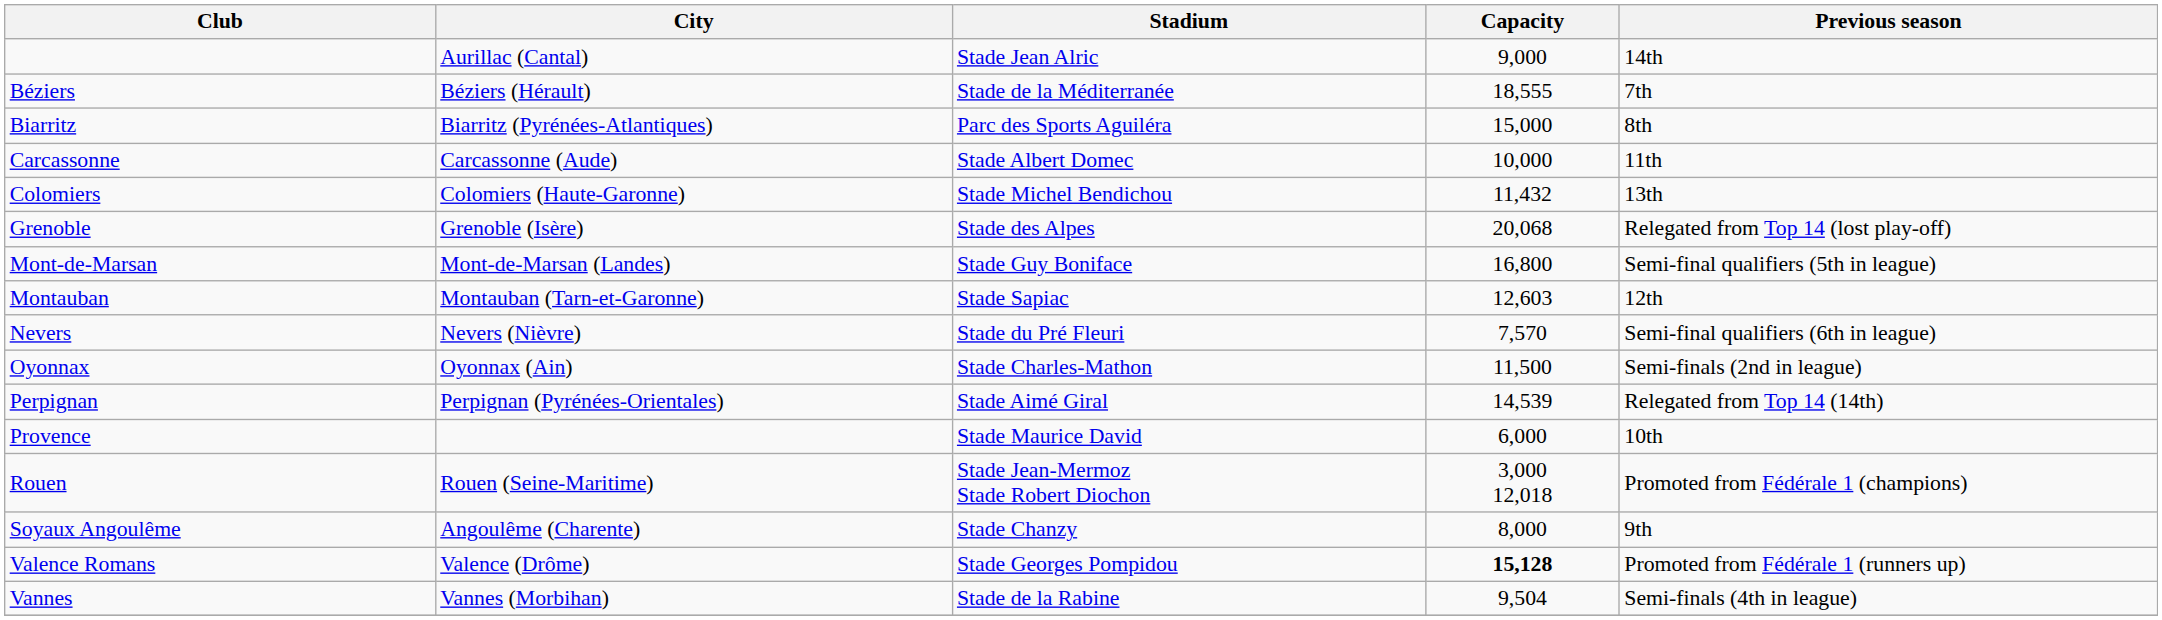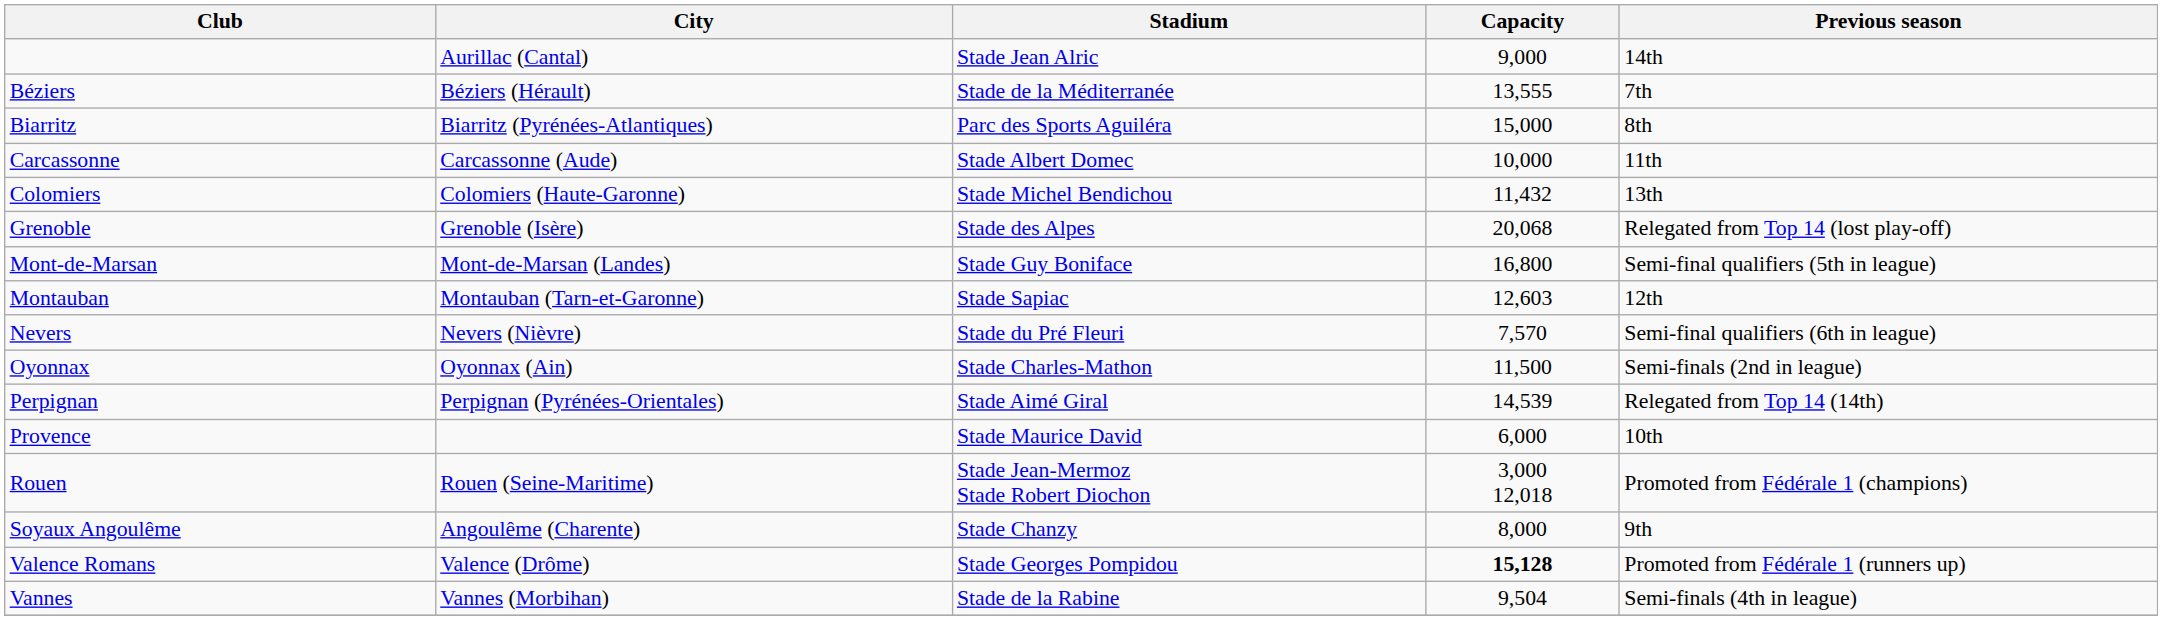(1522, 90) 18,555 -> (1522, 90) 13,555
